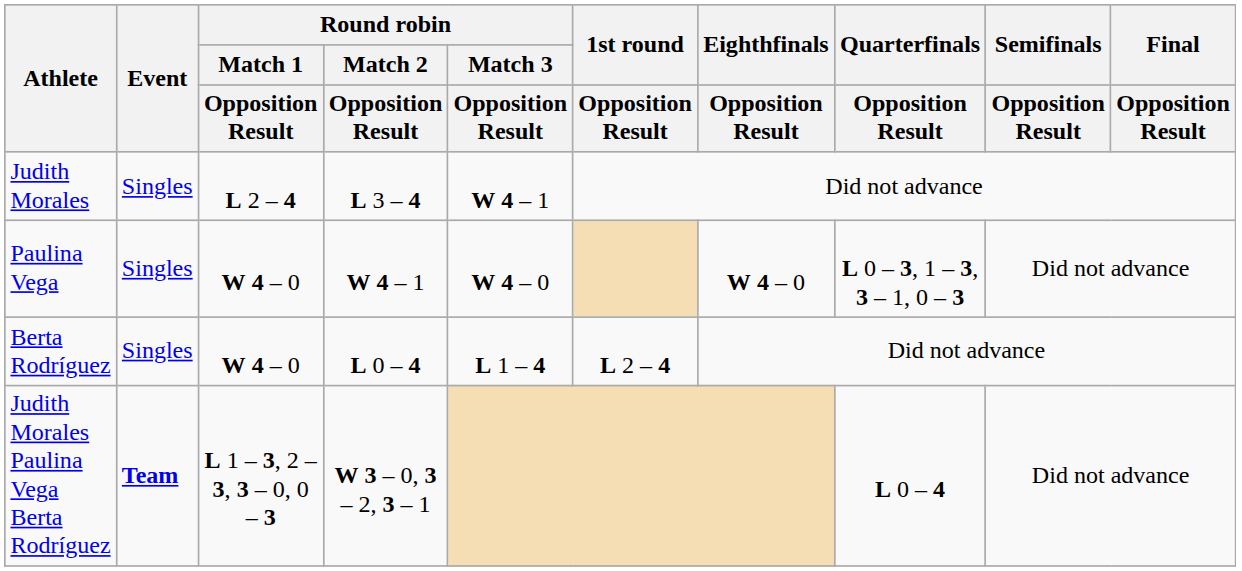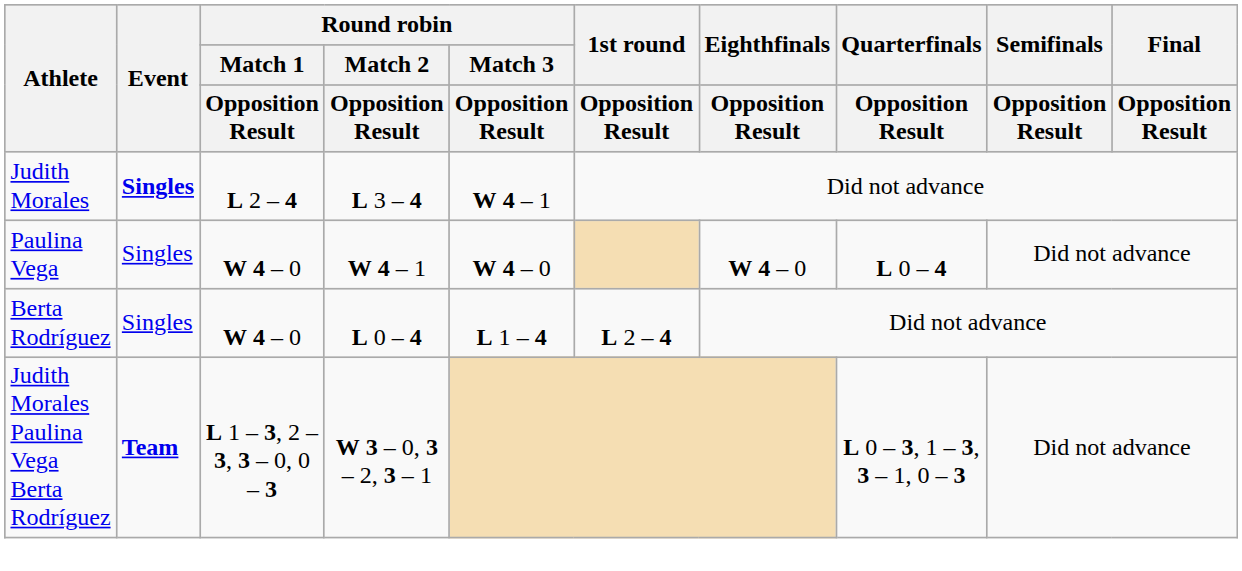(157, 186) normal -> (158, 186) bold
(910, 282) L 0 – 3, 1 – 3, 3 – 1, 0 – 3 -> (911, 268) L 0 – 4
(910, 489) L 0 – 4 -> (911, 461) L 0 – 3, 1 – 3, 3 – 1, 0 – 3
